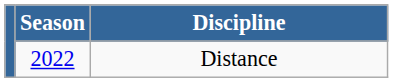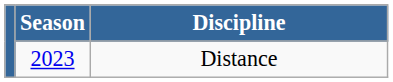(53, 59) 2022 -> (53, 59) 2023
